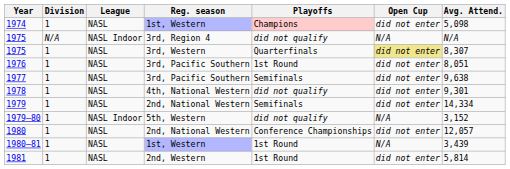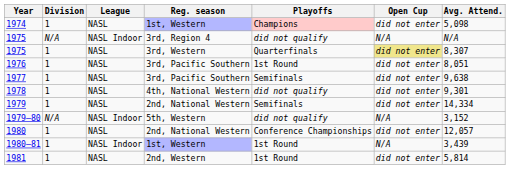(47, 118) 1 -> (52, 118) N/A
(98, 144) NASL -> (115, 144) NASL Indoor
